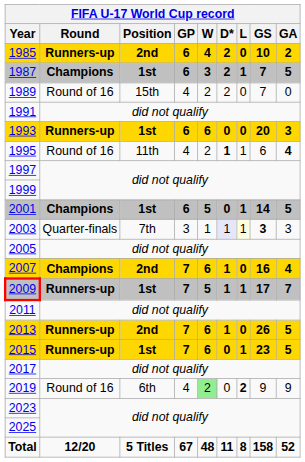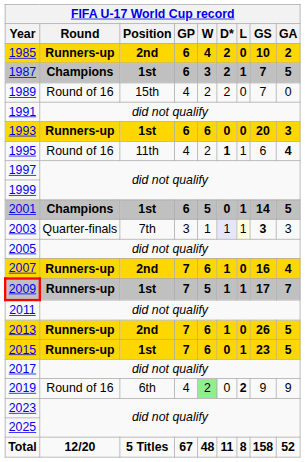(80, 268) Champions -> (80, 268) Runners-up
